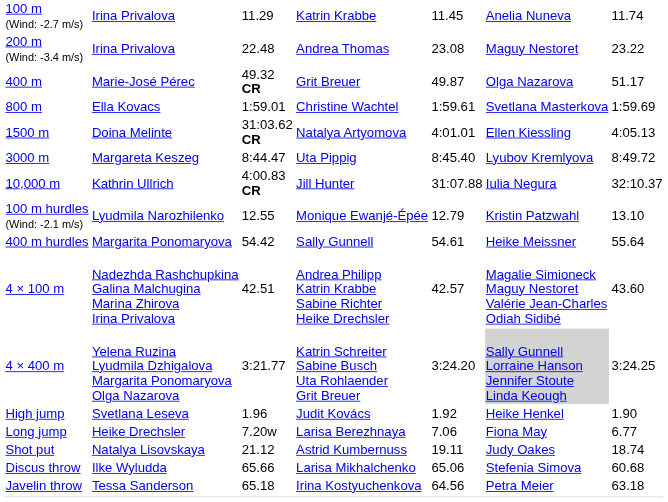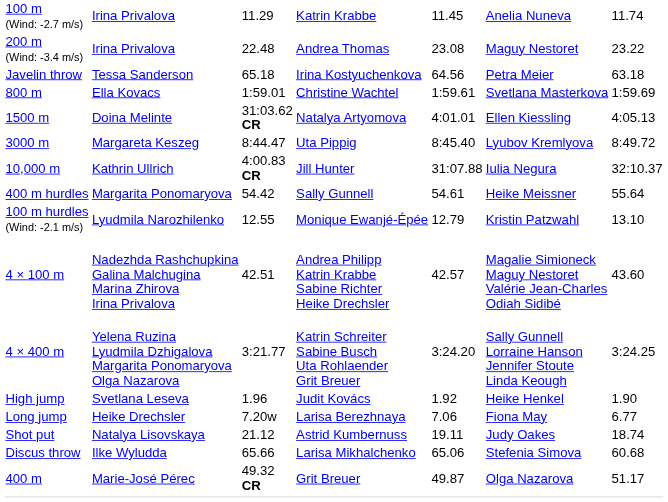rows swapped: (24, 81) <-> (44, 486)
rows swapped: (47, 216) <-> (47, 241)
(534, 373) lightgrey background -> (534, 359) no background
